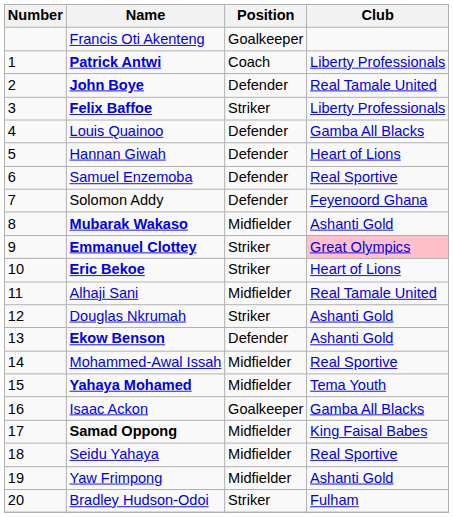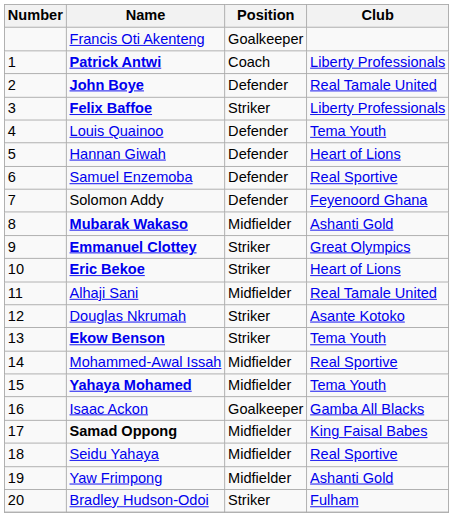(367, 131) Gamba All Blacks -> (348, 131) Tema Youth
(360, 246) pink background -> (360, 246) no background
(352, 316) Ashanti Gold -> (357, 316) Asante Kotoko
(258, 339) Defender -> (249, 339) Striker
(352, 339) Ashanti Gold -> (348, 339) Tema Youth
